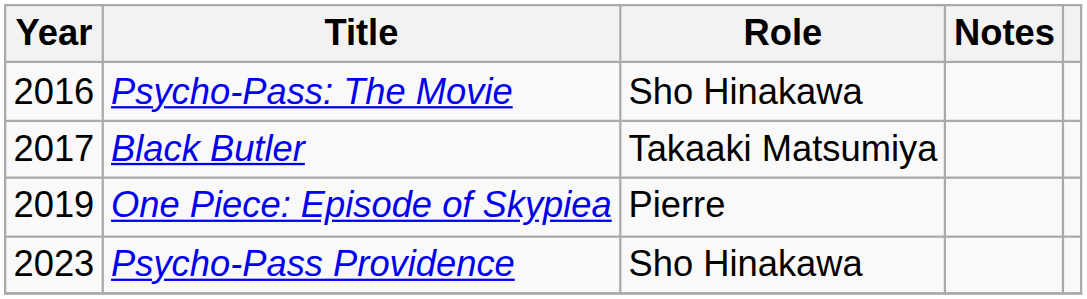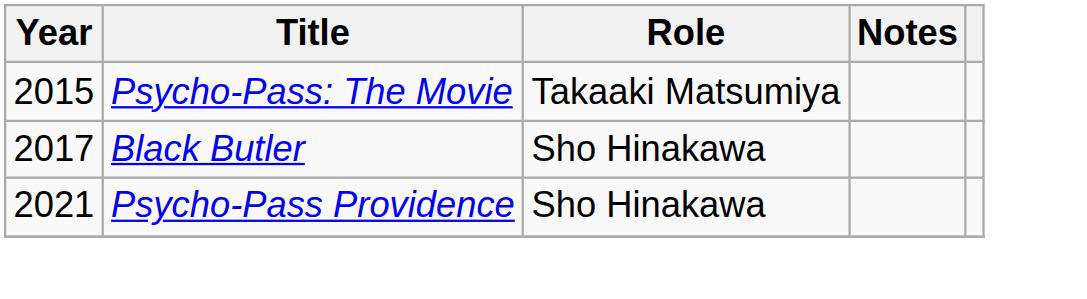(54, 90) 2016 -> (54, 90) 2015
(746, 90) Sho Hinakawa -> (686, 90) Takaaki Matsumiya
(783, 148) Takaaki Matsumiya -> (649, 148) Sho Hinakawa
- row: (361, 206)
(54, 263) 2023 -> (54, 206) 2021
